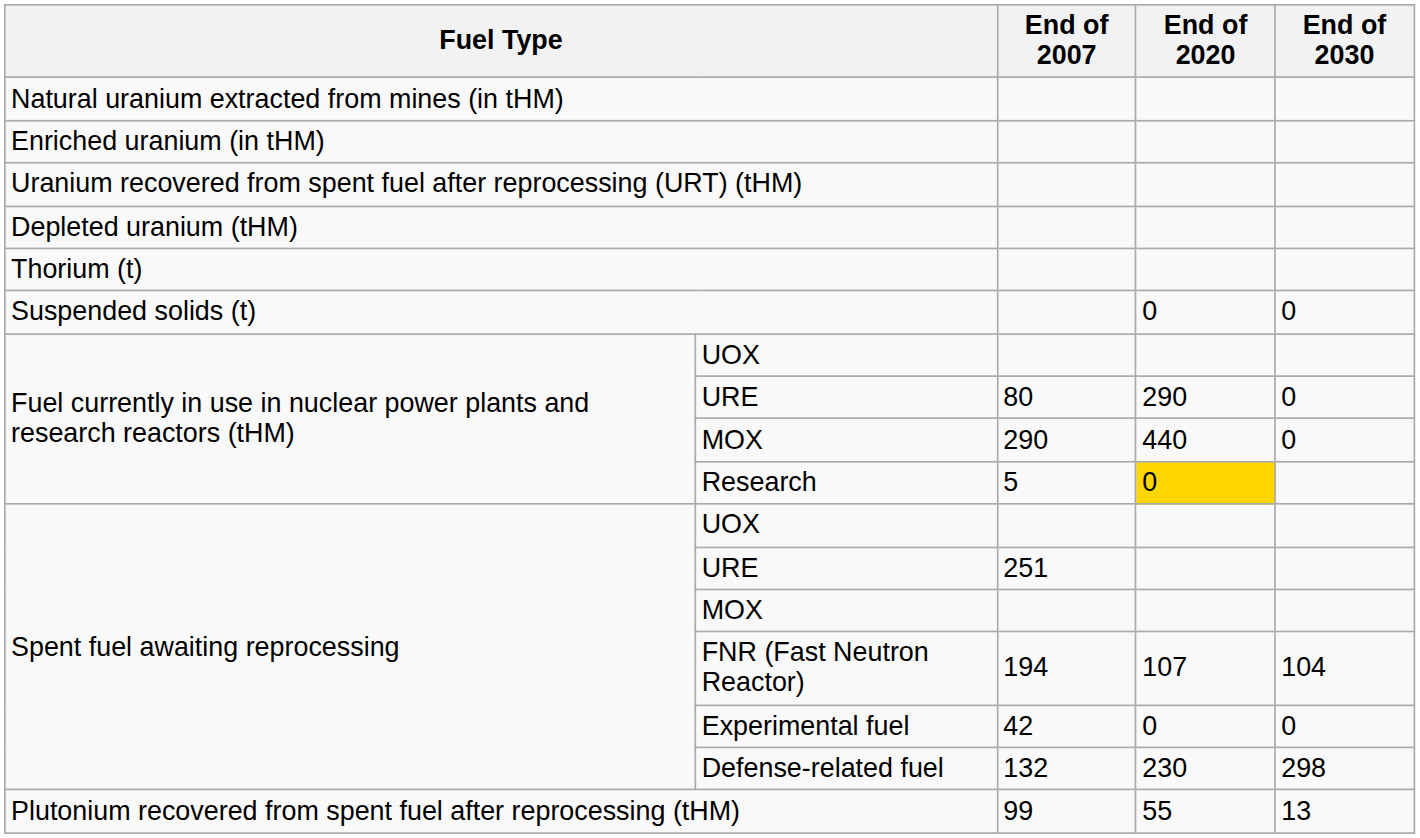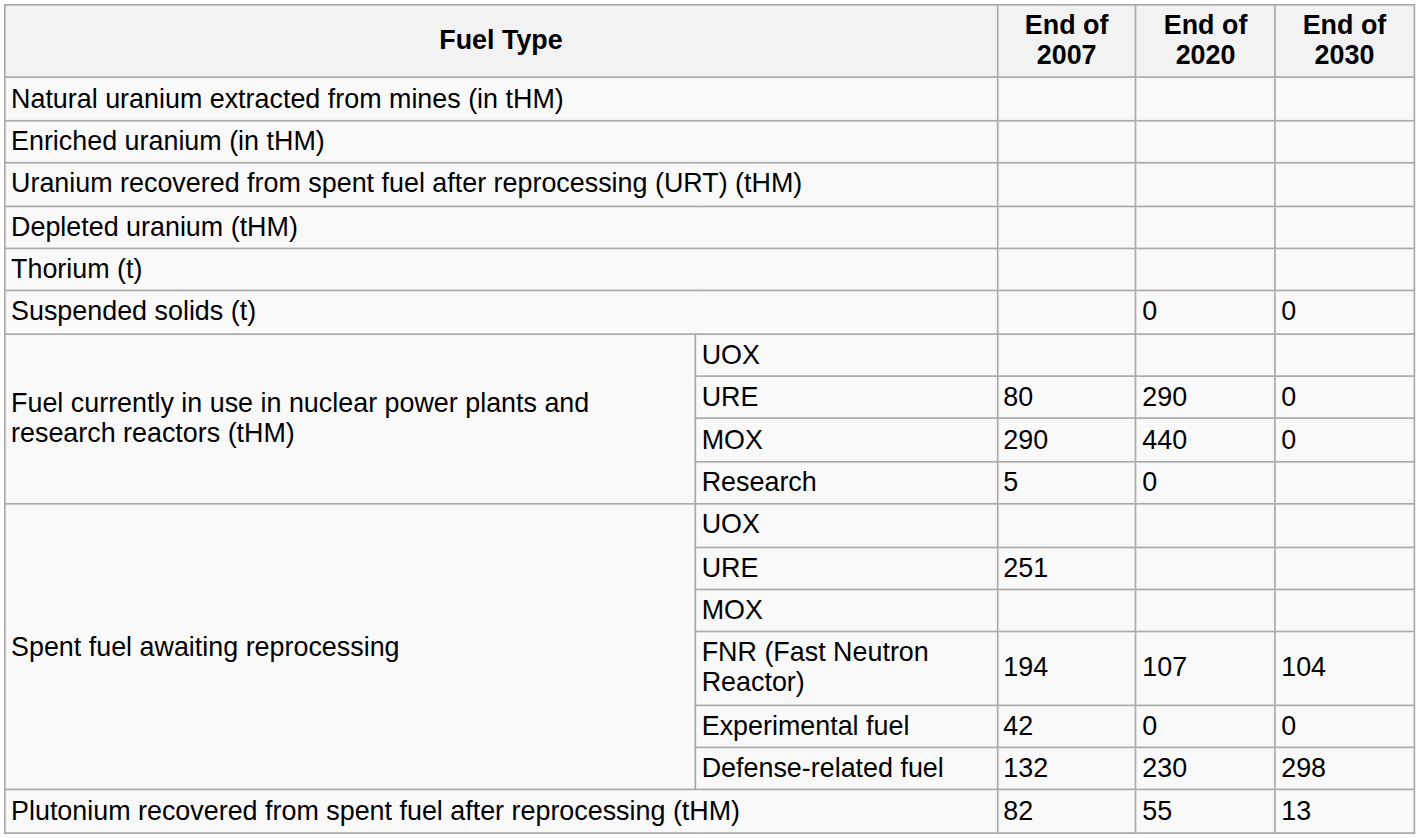(1150, 482) gold background -> (1150, 482) no background
(1018, 811) 99 -> (1018, 811) 82
